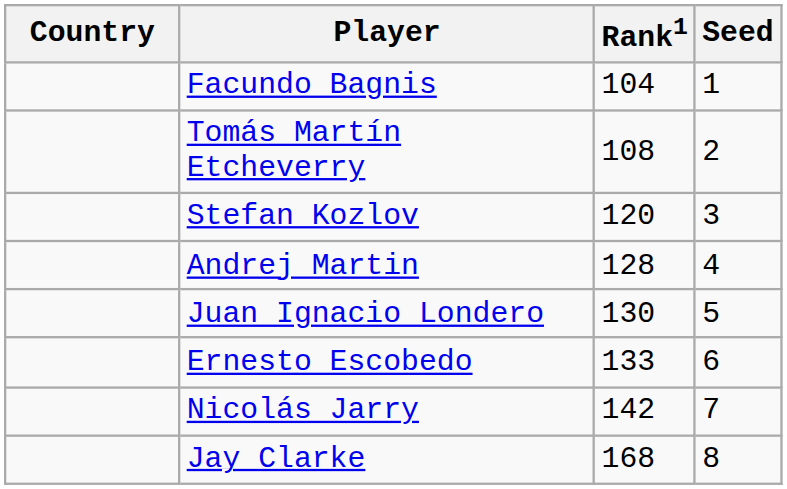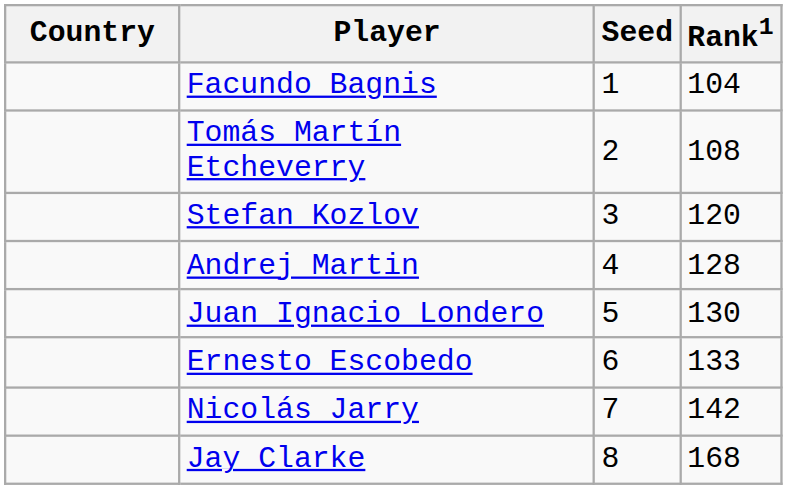columns swapped: (645, 33) <-> (738, 33)
